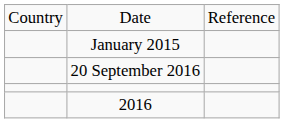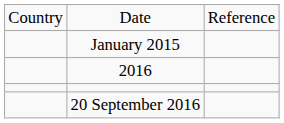rows swapped: (135, 70) <-> (135, 104)
